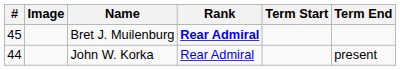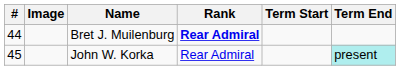(14, 34) 45 -> (14, 34) 44
(14, 55) 44 -> (14, 55) 45
(356, 55) no background -> (356, 55) paleturquoise background
